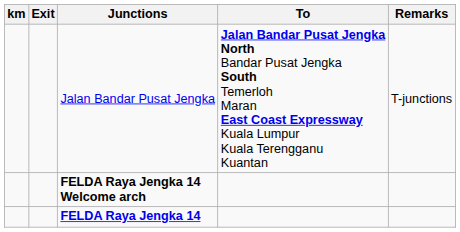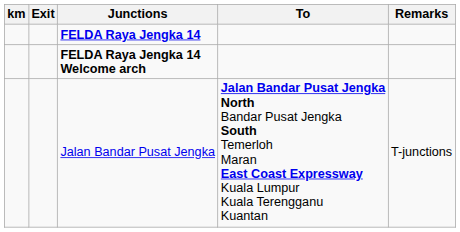rows swapped: (138, 98) <-> (130, 216)
